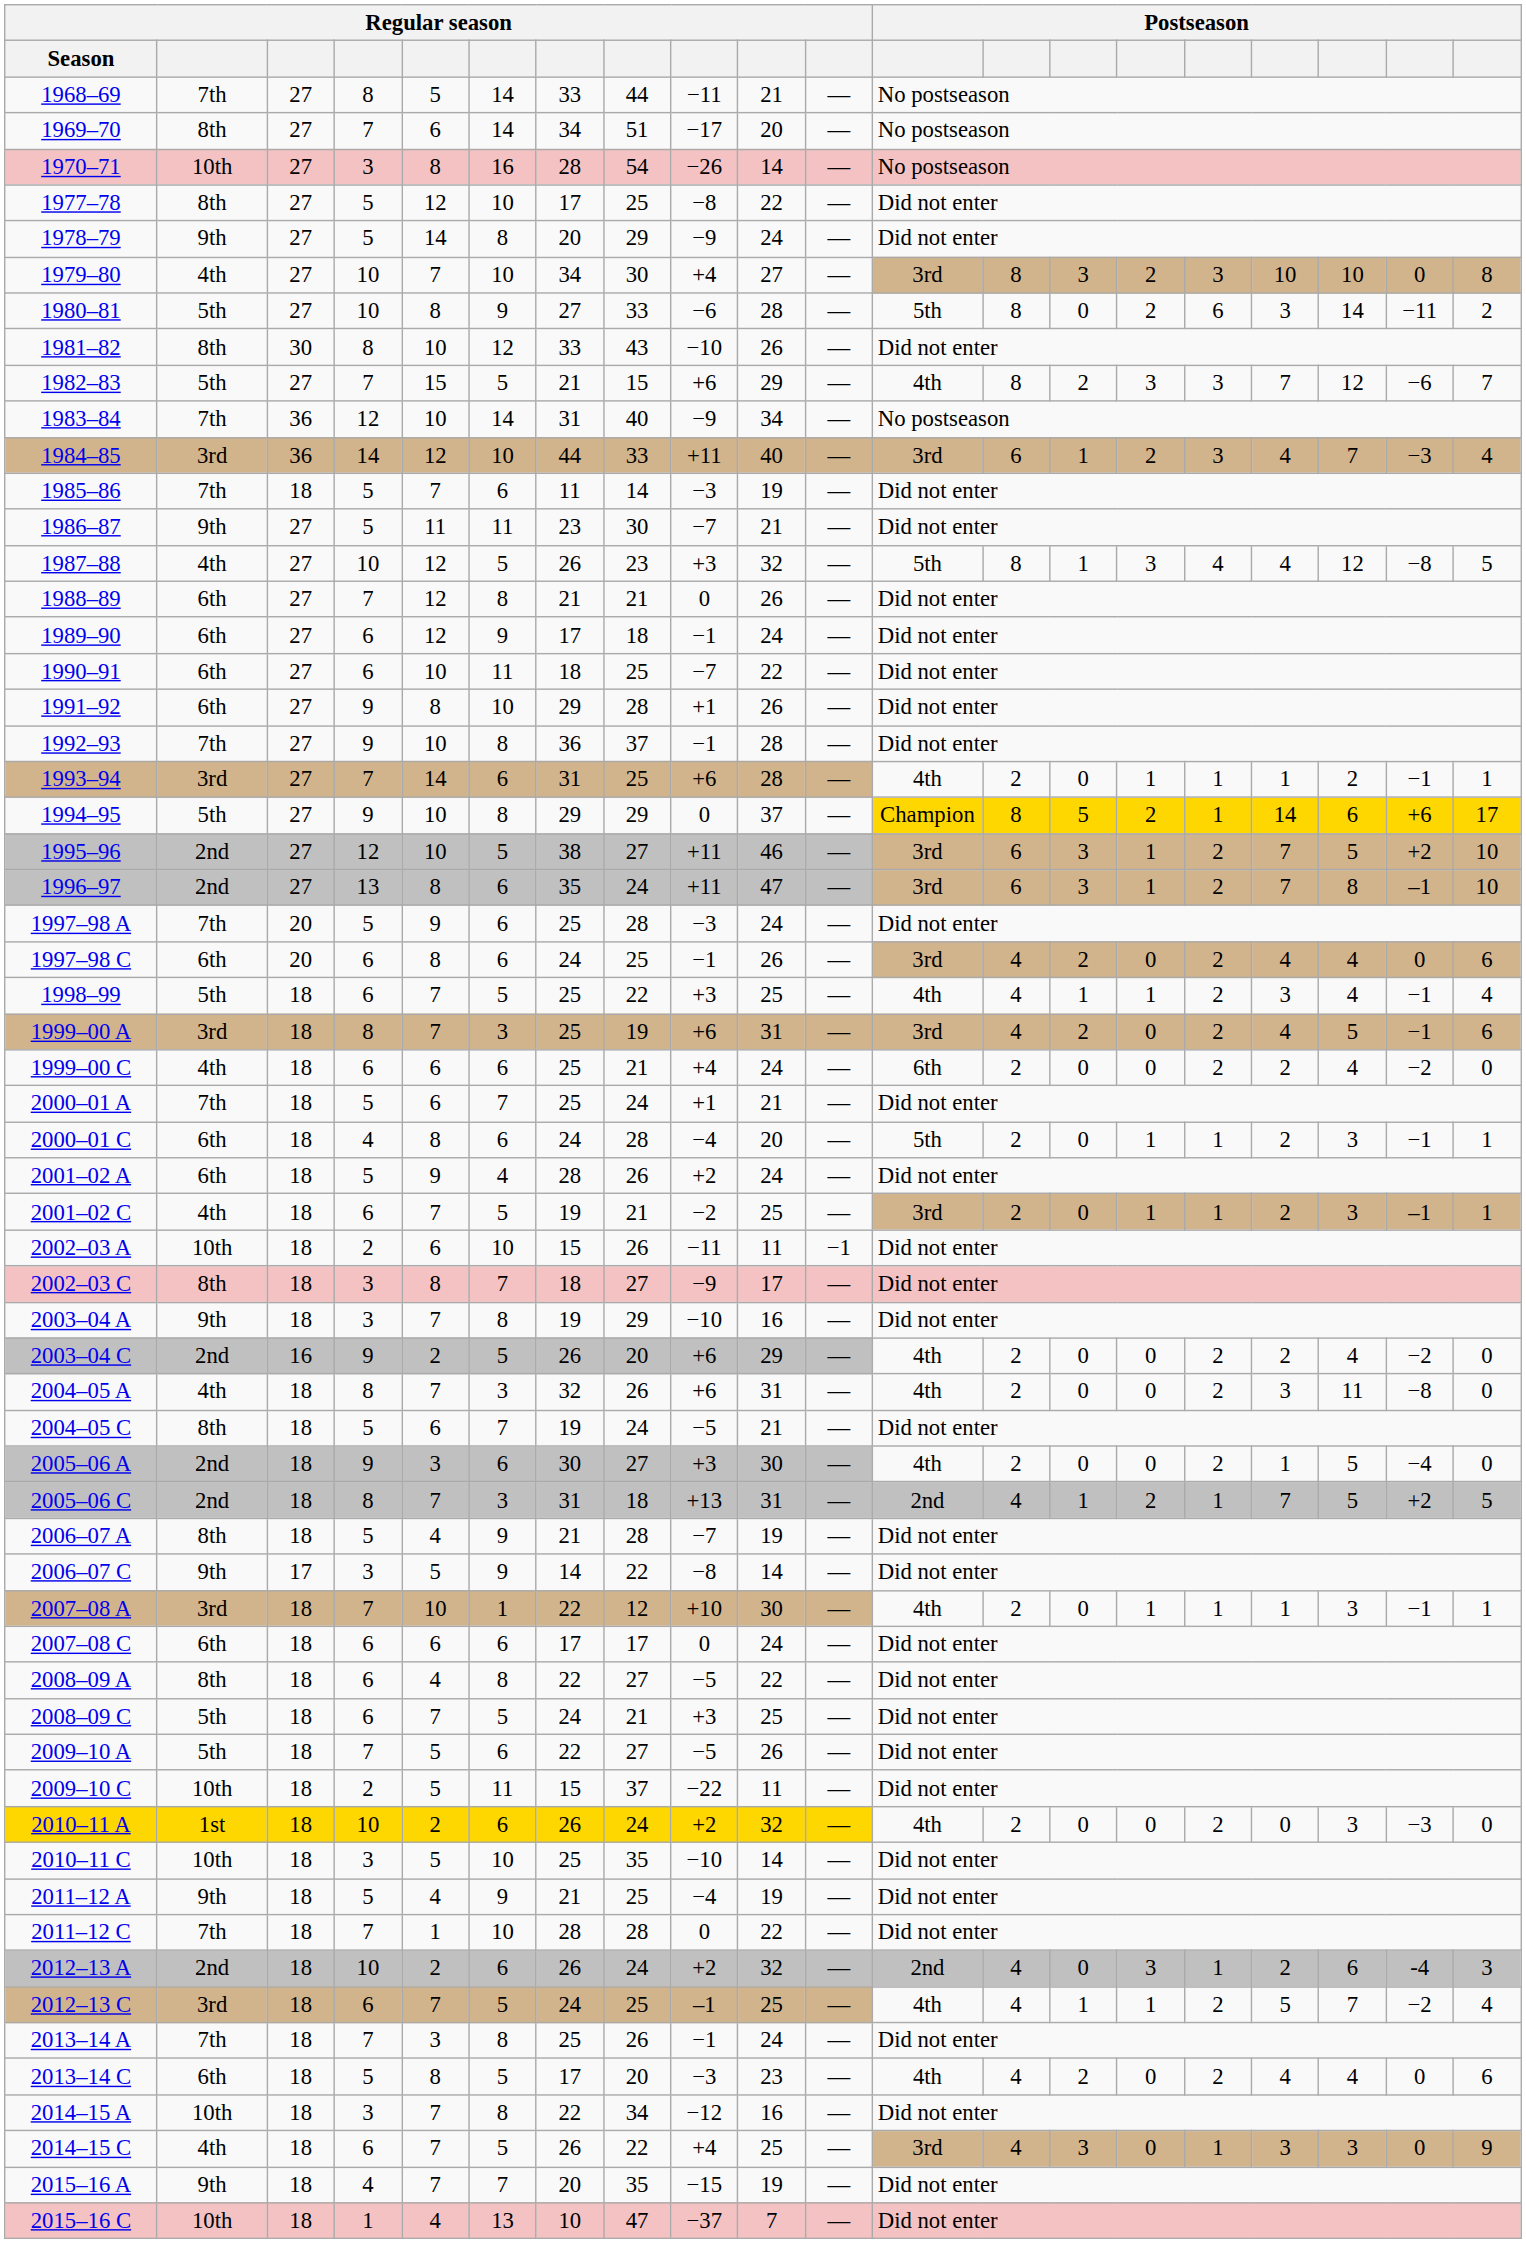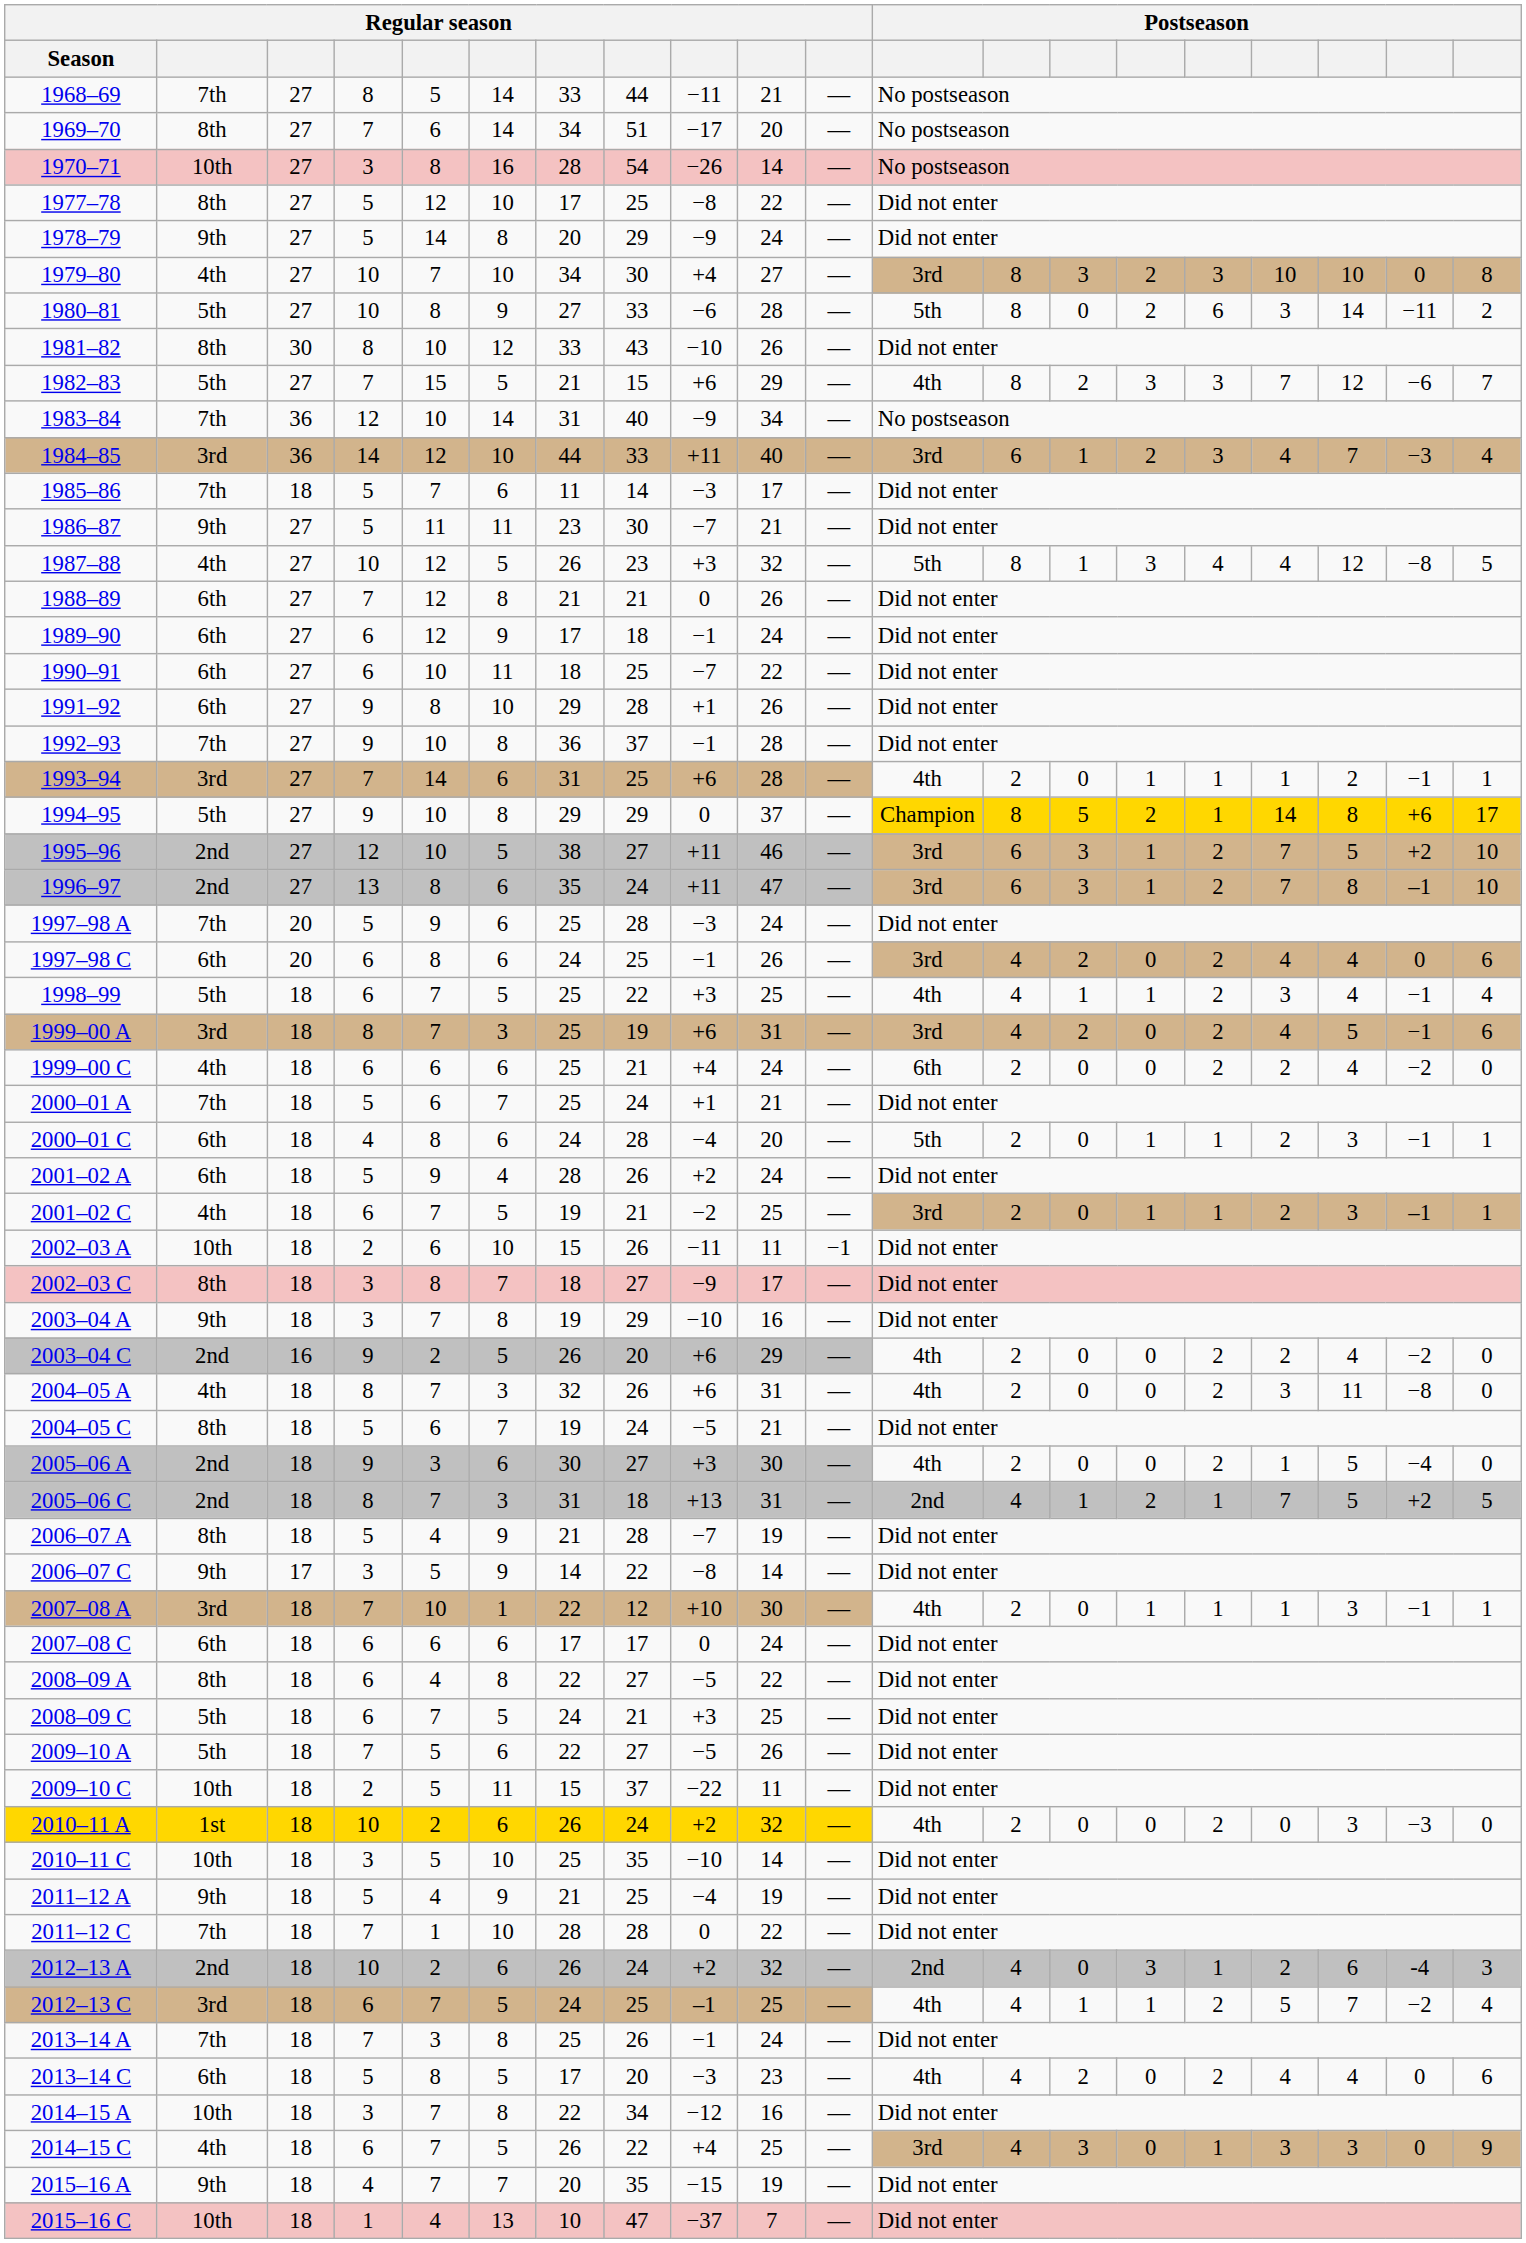(772, 490) 19 -> (772, 490) 17
(1352, 815) 6 -> (1352, 815) 8
